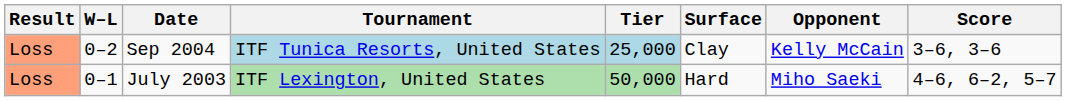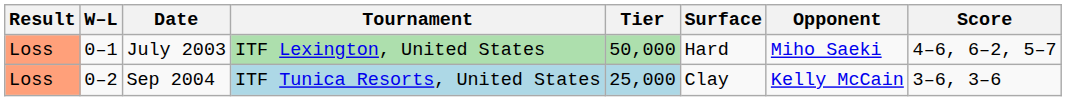rows swapped: (176, 80) <-> (171, 50)
